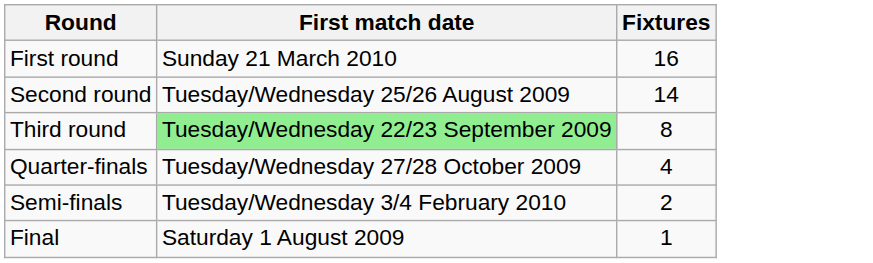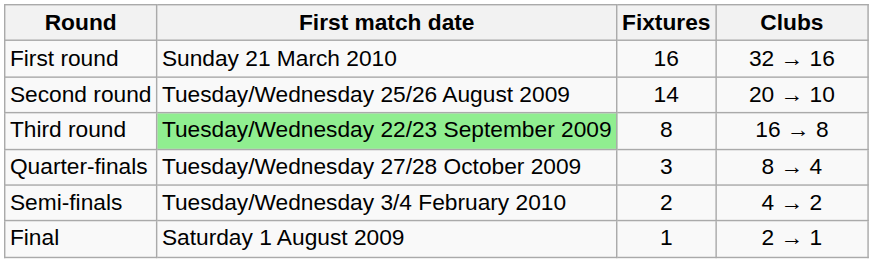+ column: (792, 22)
(666, 166) 4 -> (666, 166) 3
